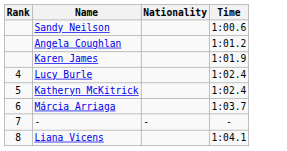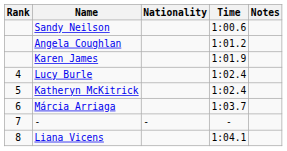+ column: (265, 12)
